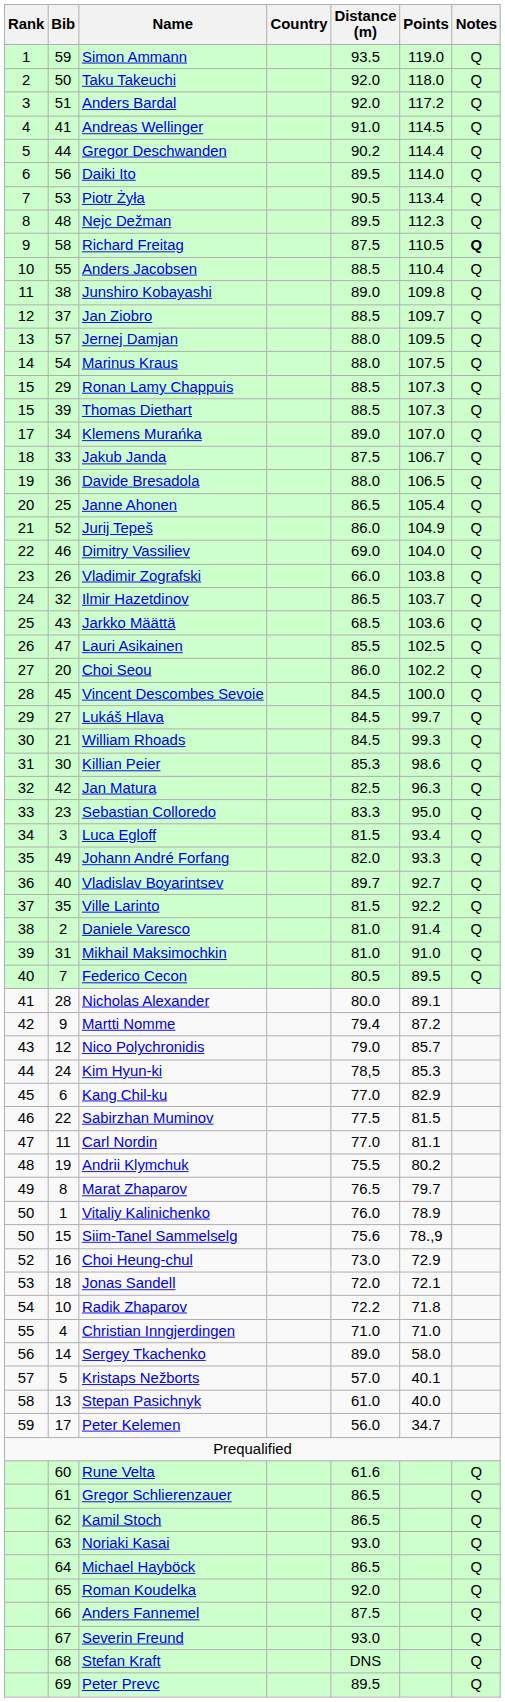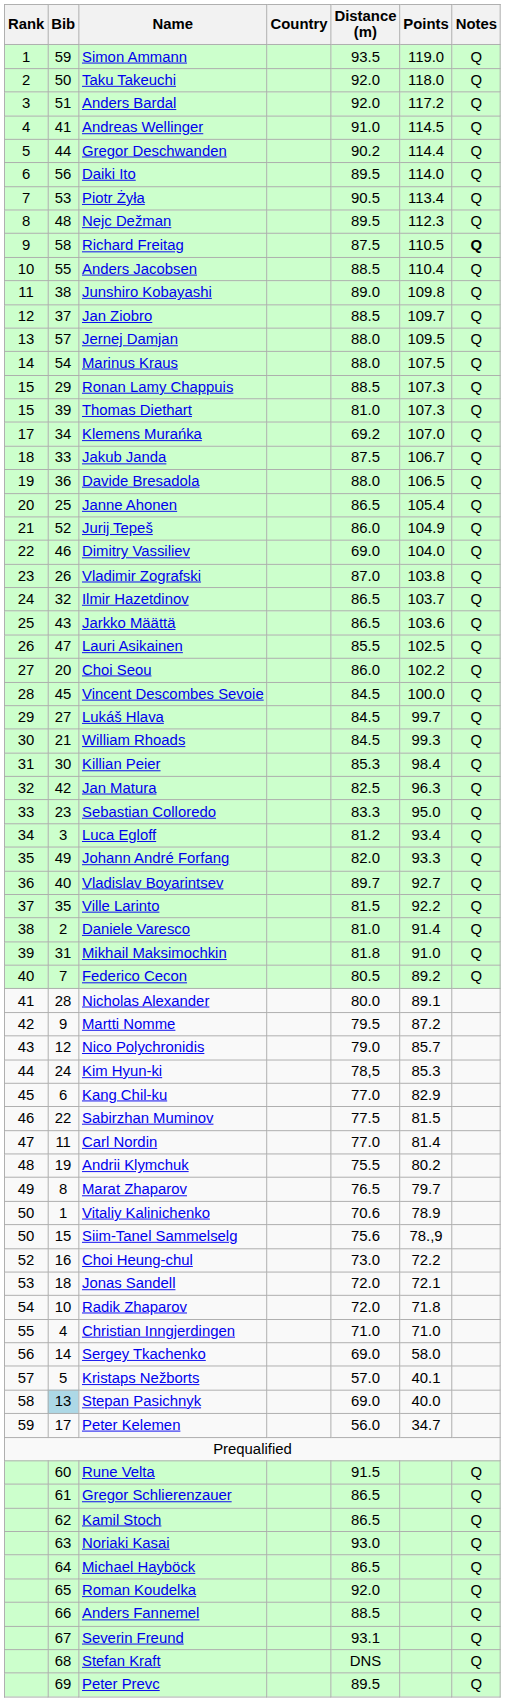(365, 410) 88.5 -> (365, 410) 81.0
(365, 434) 89.0 -> (365, 434) 69.2
(365, 575) 66.0 -> (365, 575) 87.0
(365, 623) 68.5 -> (365, 623) 86.5
(426, 764) 98.6 -> (426, 764) 98.4
(365, 835) 81.5 -> (365, 835) 81.2
(365, 953) 81.0 -> (365, 953) 81.8
(426, 976) 89.5 -> (426, 976) 89.2
(365, 1024) 79.4 -> (365, 1024) 79.5
(426, 1142) 81.1 -> (426, 1142) 81.4
(365, 1212) 76.0 -> (365, 1212) 70.6
(426, 1260) 72.9 -> (426, 1260) 72.2
(365, 1307) 72.2 -> (365, 1307) 72.0
(365, 1354) 89.0 -> (365, 1354) 69.0
(63, 1401) no background -> (63, 1401) lightblue background
(365, 1401) 61.0 -> (365, 1401) 69.0
(365, 1472) 61.6 -> (365, 1472) 91.5
(365, 1614) 87.5 -> (365, 1614) 88.5
(365, 1637) 93.0 -> (365, 1637) 93.1
